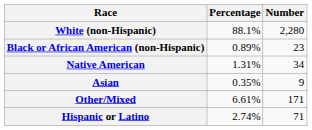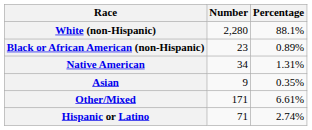columns swapped: (285, 13) <-> (235, 13)
